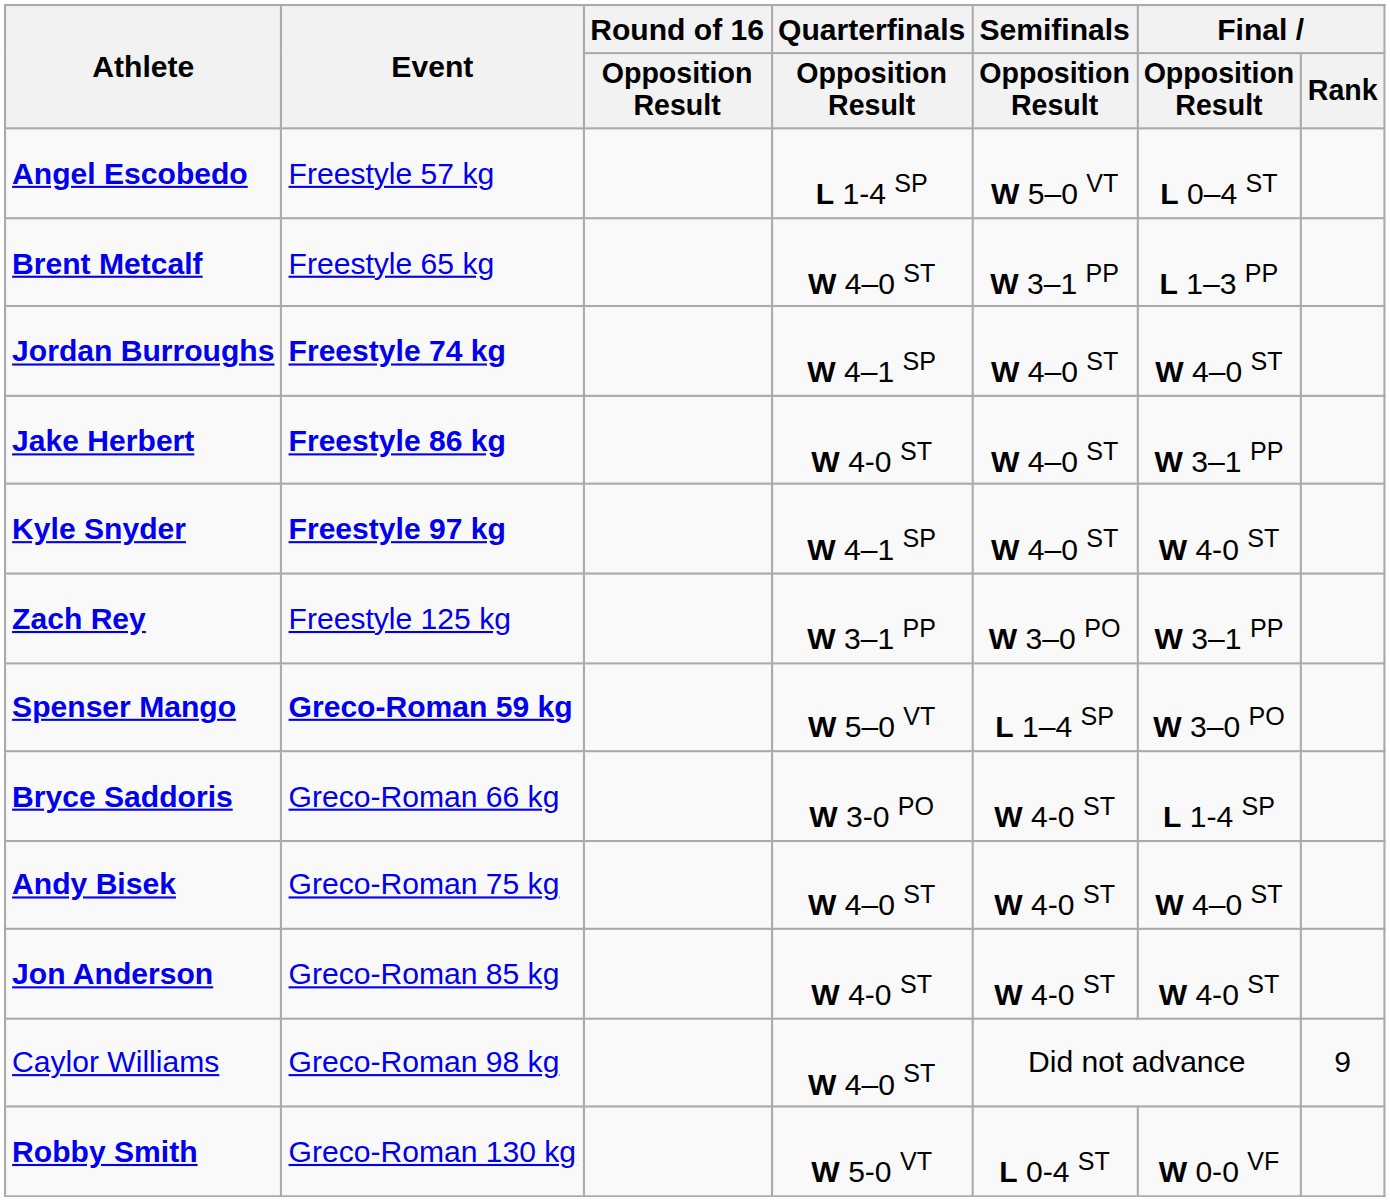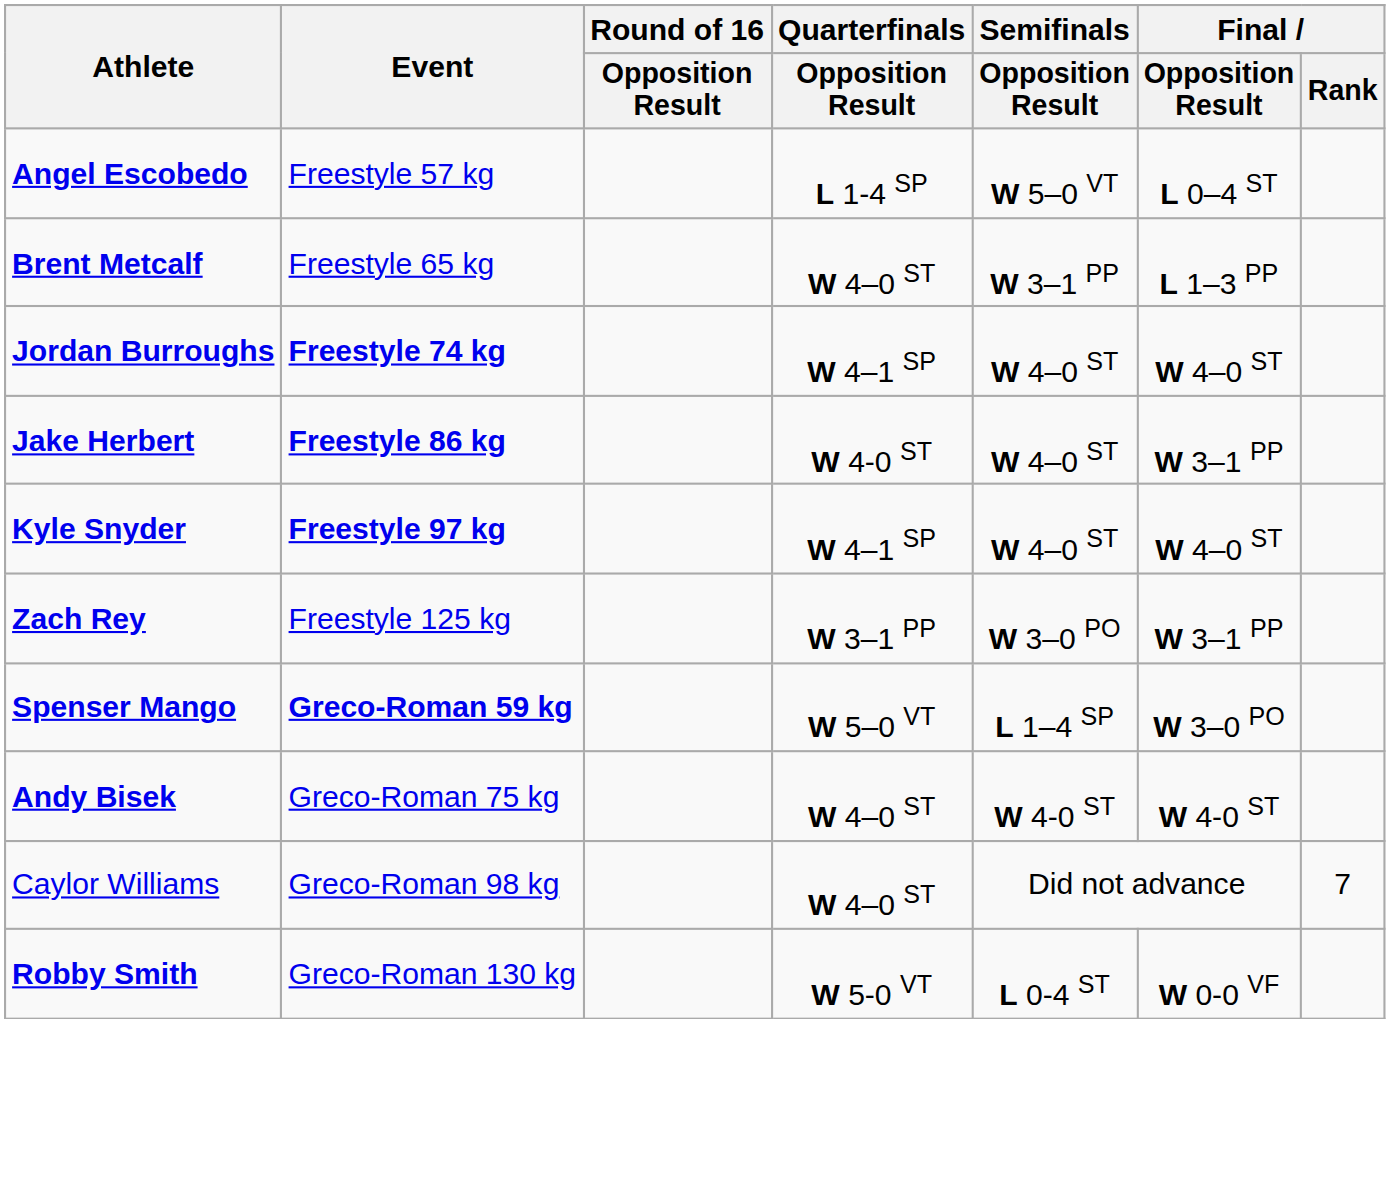(1219, 546) W 4-0 ST -> (1219, 546) W 4–0 ST
- row: (122, 796)
(1219, 902) W 4–0 ST -> (1219, 813) W 4-0 ST
- row: (113, 974)
(1343, 1063) 9 -> (1343, 885) 7
